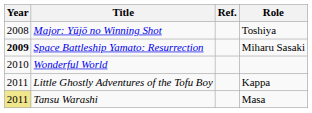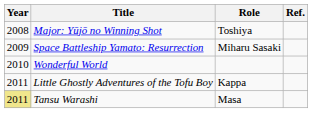columns swapped: (273, 13) <-> (227, 13)
(18, 47) bold -> (18, 47) normal
